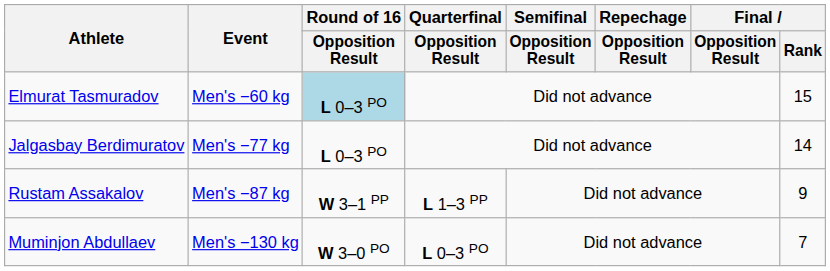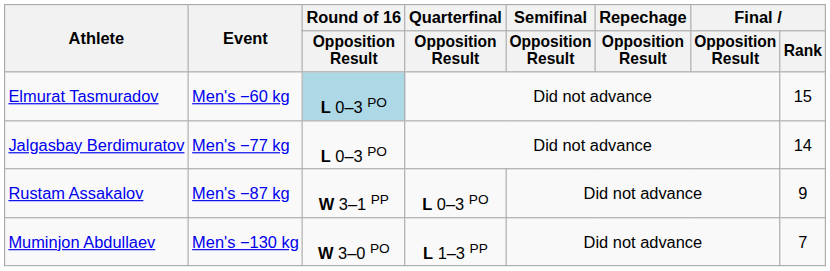(455, 203) L 1–3 PP -> (455, 203) L 0–3 PO
(455, 251) L 0–3 PO -> (455, 251) L 1–3 PP
